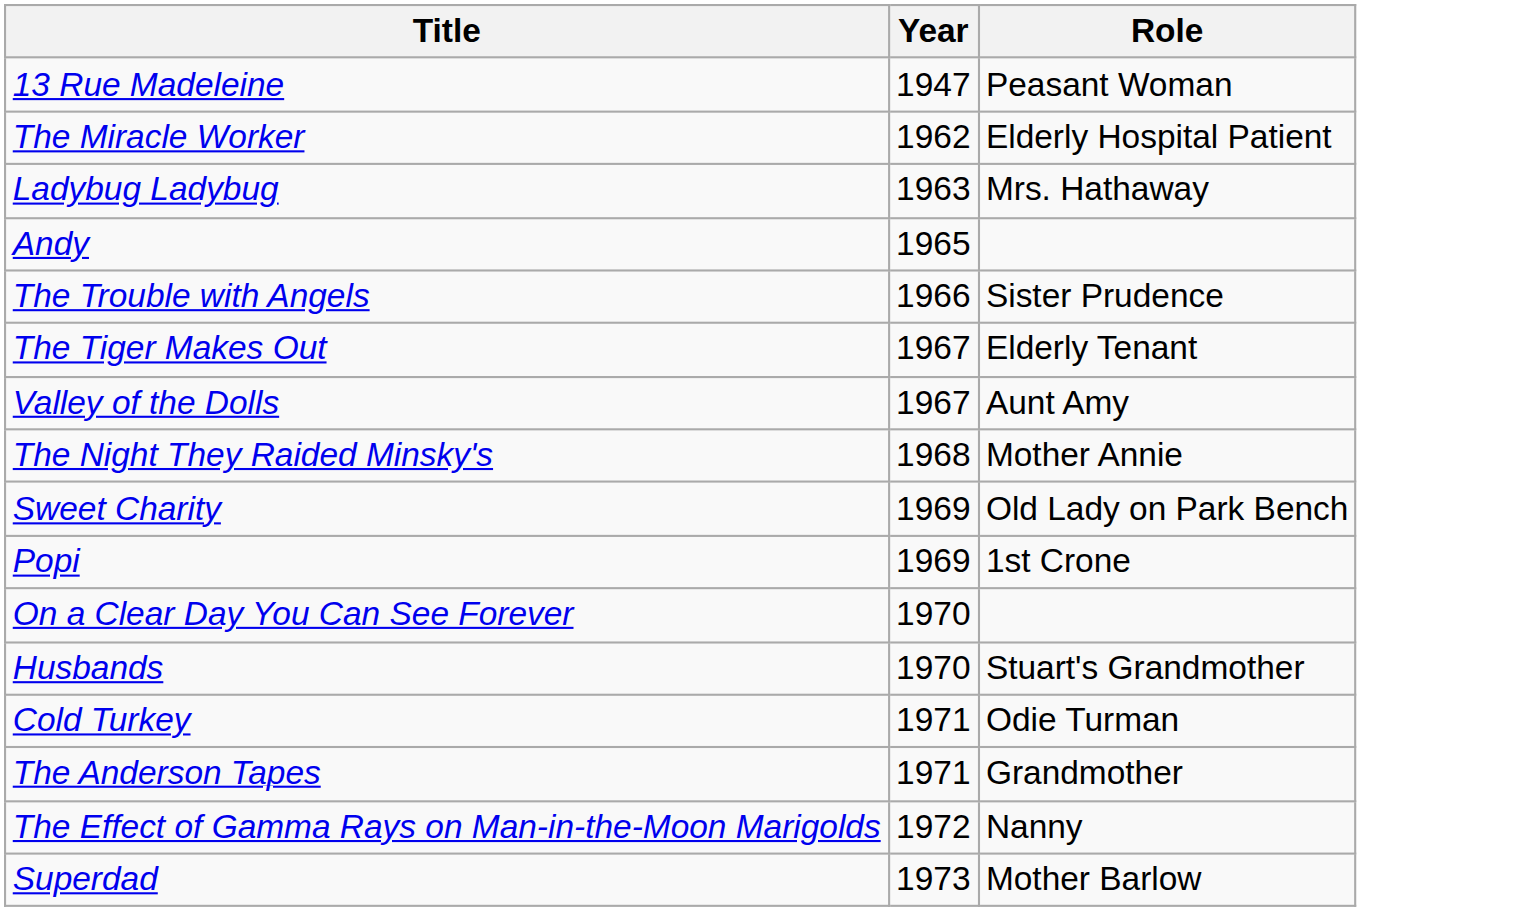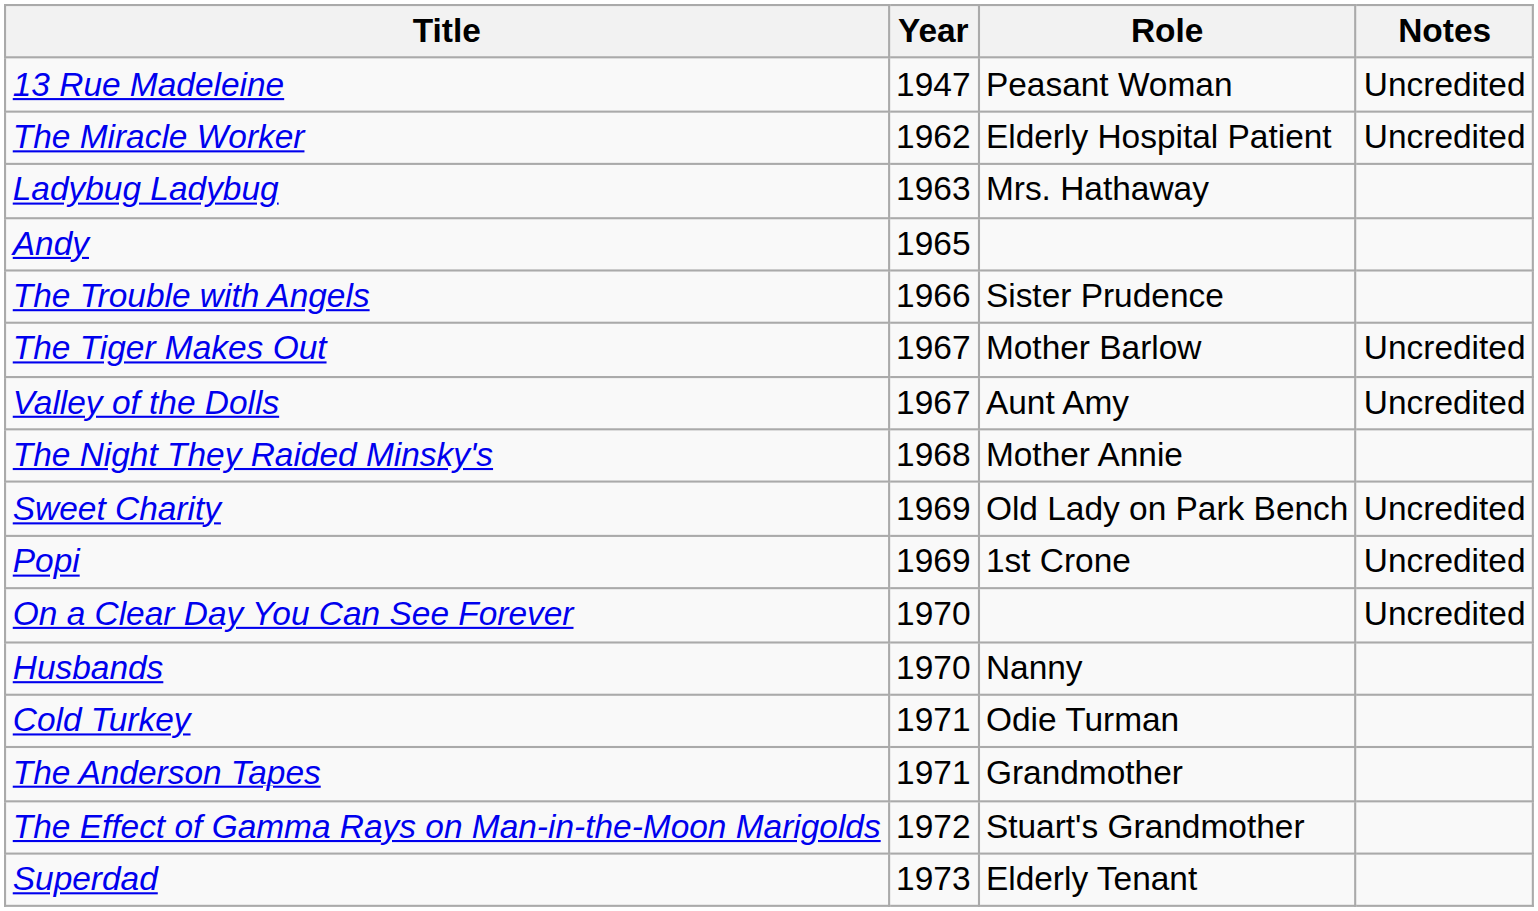+ column: (1445, 31)
(1092, 349) Elderly Tenant -> (1094, 349) Mother Barlow
(1145, 667) Stuart's Grandmother -> (1034, 667) Nanny
(1034, 826) Nanny -> (1145, 826) Stuart's Grandmother
(1094, 879) Mother Barlow -> (1092, 879) Elderly Tenant
